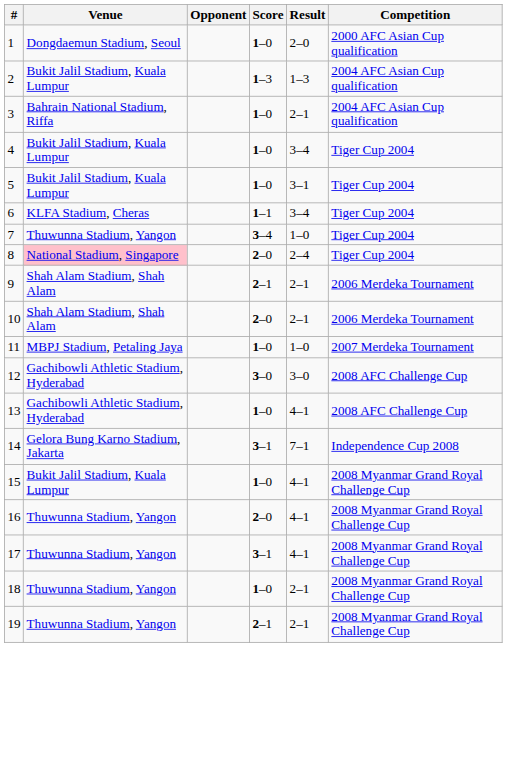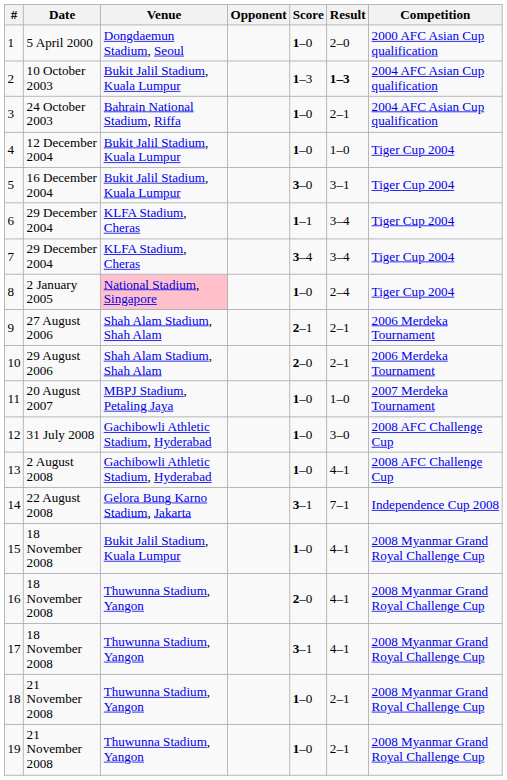+ column: (62, 14)
(299, 78) normal -> (340, 78) bold
(299, 149) 3–4 -> (340, 149) 1–0
(262, 185) 1–0 -> (303, 185) 3–0
(101, 234) Thuwunna Stadium, Yangon -> (145, 256) KLFA Stadium, Cheras
(299, 234) 1–0 -> (340, 256) 3–4
(262, 255) 2–0 -> (303, 292) 1–0
(262, 375) 3–0 -> (303, 434) 1–0
(262, 624) 2–1 -> (303, 749) 1–0
